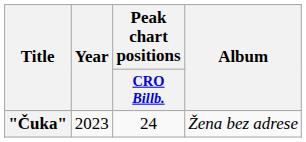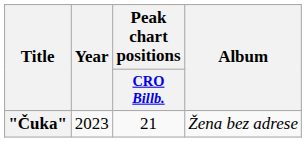(148, 123) 24 -> (148, 123) 21
